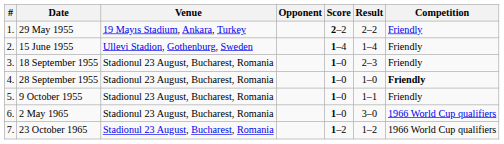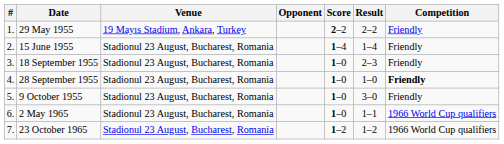(178, 46) Ullevi Stadion, Gothenburg, Sweden -> (188, 46) Stadionul 23 August, Bucharest, Romania
(369, 97) 1–1 -> (369, 97) 3–0
(369, 113) 3–0 -> (369, 113) 1–1
